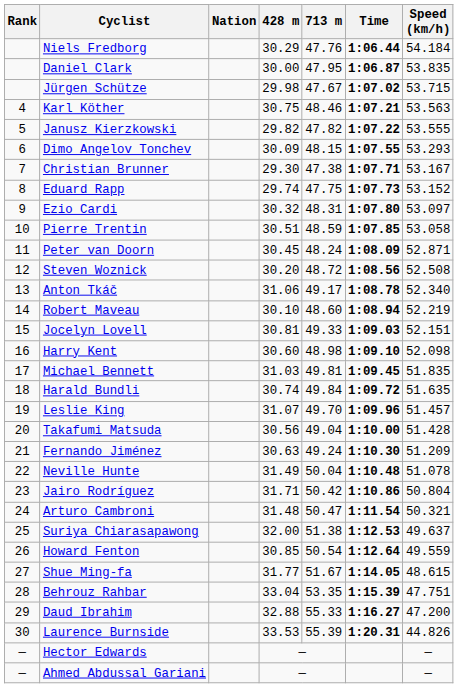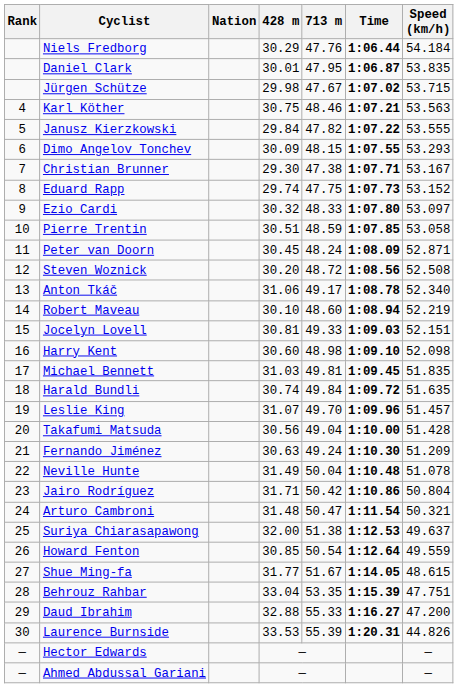(281, 69) 30.00 -> (281, 69) 30.01
(281, 129) 29.82 -> (281, 129) 29.84
(324, 210) 48.31 -> (324, 210) 48.33
